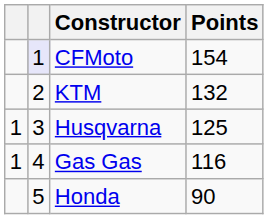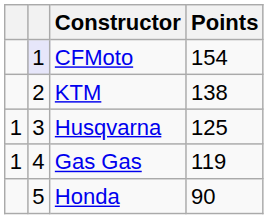(209, 92) 132 -> (209, 92) 138
(209, 162) 116 -> (209, 162) 119
